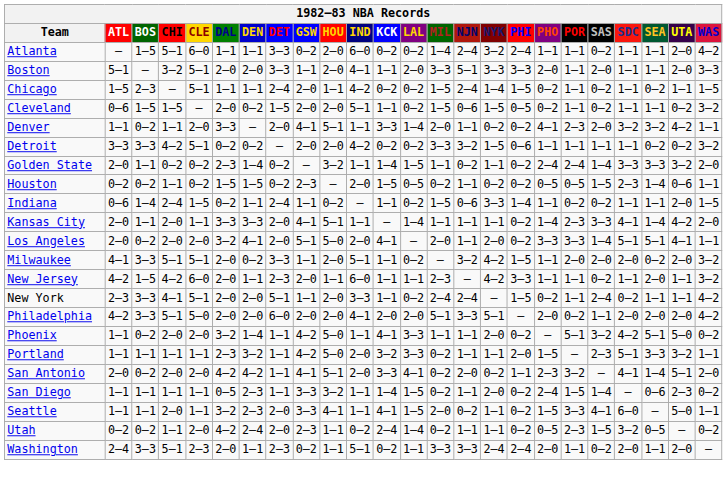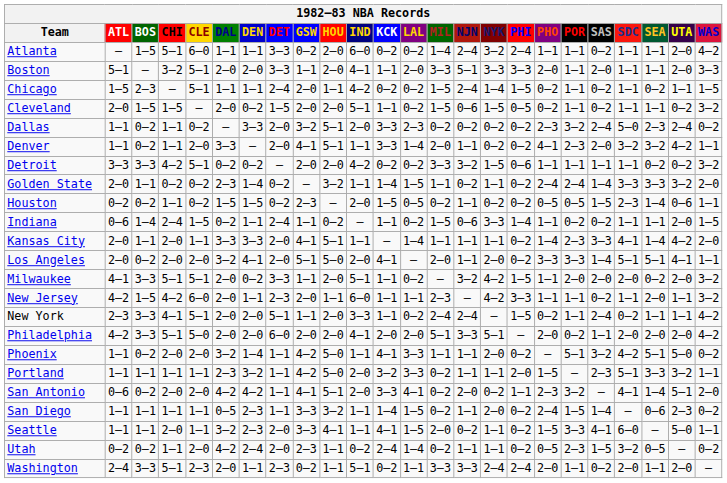(119, 109) 0–6 -> (119, 109) 2–0
+ row: (28, 128)
(119, 374) 2–0 -> (119, 393) 0–6
